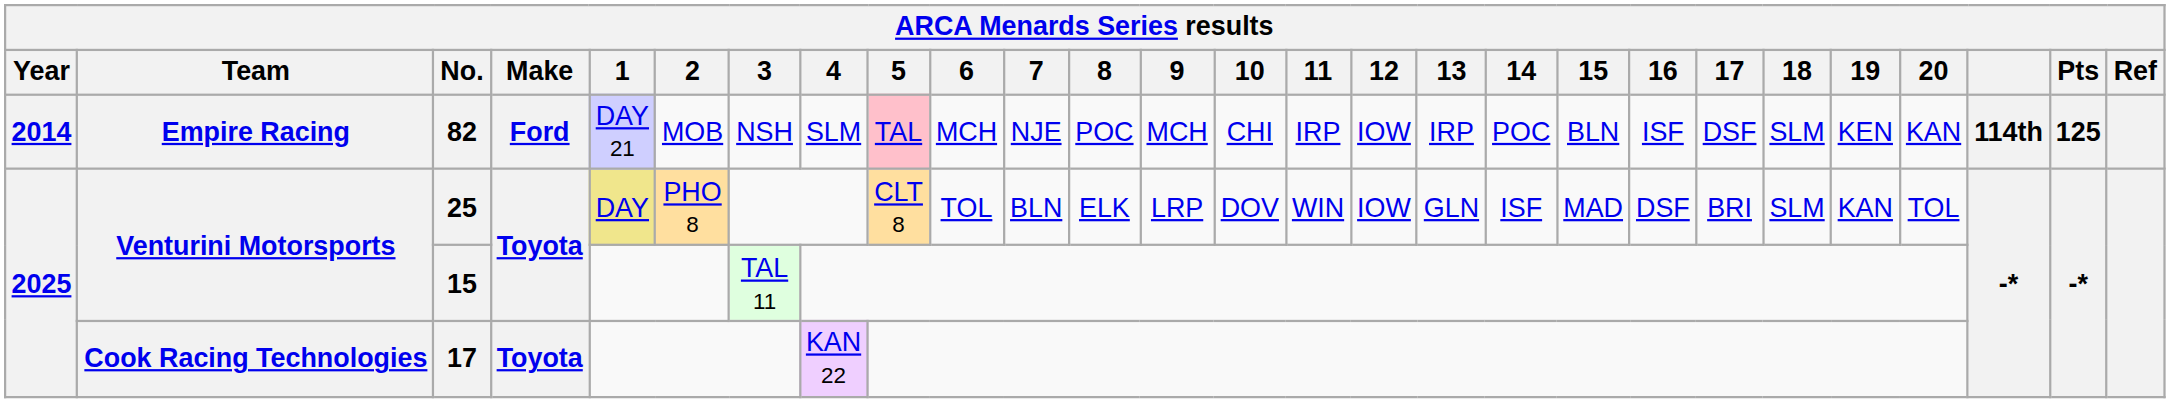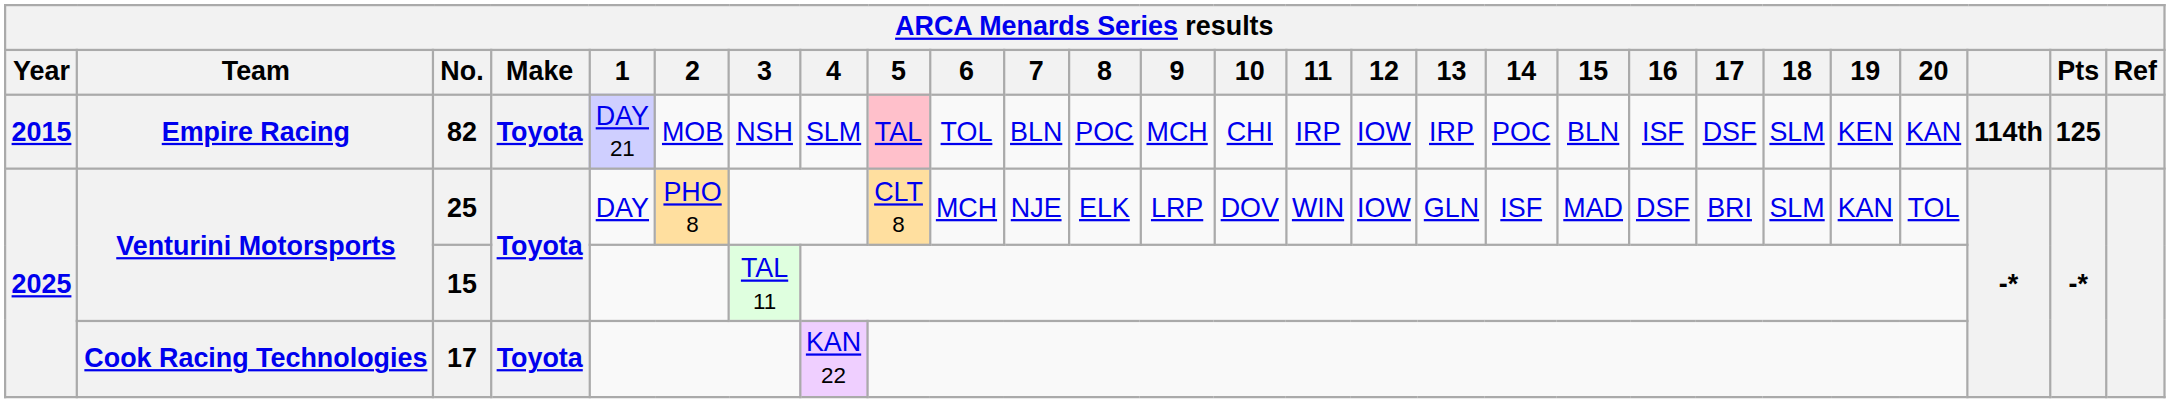(42, 132) 2014 -> (42, 132) 2015
(540, 132) Ford -> (540, 132) Toyota
(966, 132) MCH -> (966, 132) TOL
(1036, 132) NJE -> (1036, 132) BLN
(622, 207) khaki background -> (622, 207) no background
(966, 207) TOL -> (966, 207) MCH
(1036, 207) BLN -> (1036, 207) NJE
